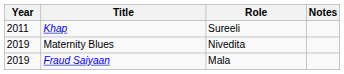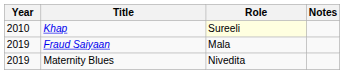(18, 28) 2011 -> (18, 28) 2010
(224, 28) no background -> (224, 28) lightyellow background
rows swapped: (77, 61) <-> (79, 45)
